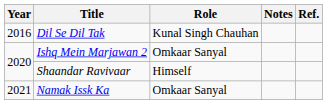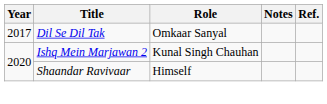(19, 33) 2016 -> (19, 33) 2017
(206, 33) Kunal Singh Chauhan -> (190, 33) Omkaar Sanyal
(190, 52) Omkaar Sanyal -> (206, 52) Kunal Singh Chauhan
- row: (73, 90)
